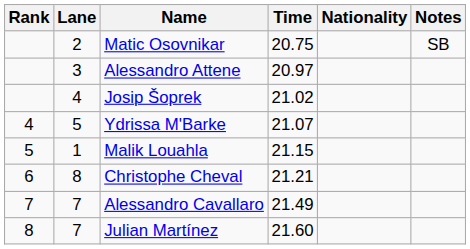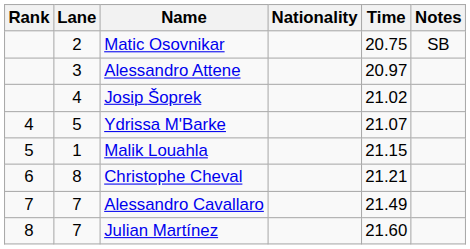columns swapped: (364, 17) <-> (293, 17)
